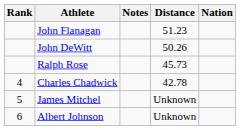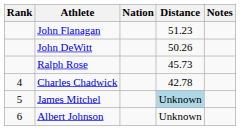columns swapped: (217, 13) <-> (135, 13)
(175, 99) no background -> (180, 99) lightblue background
